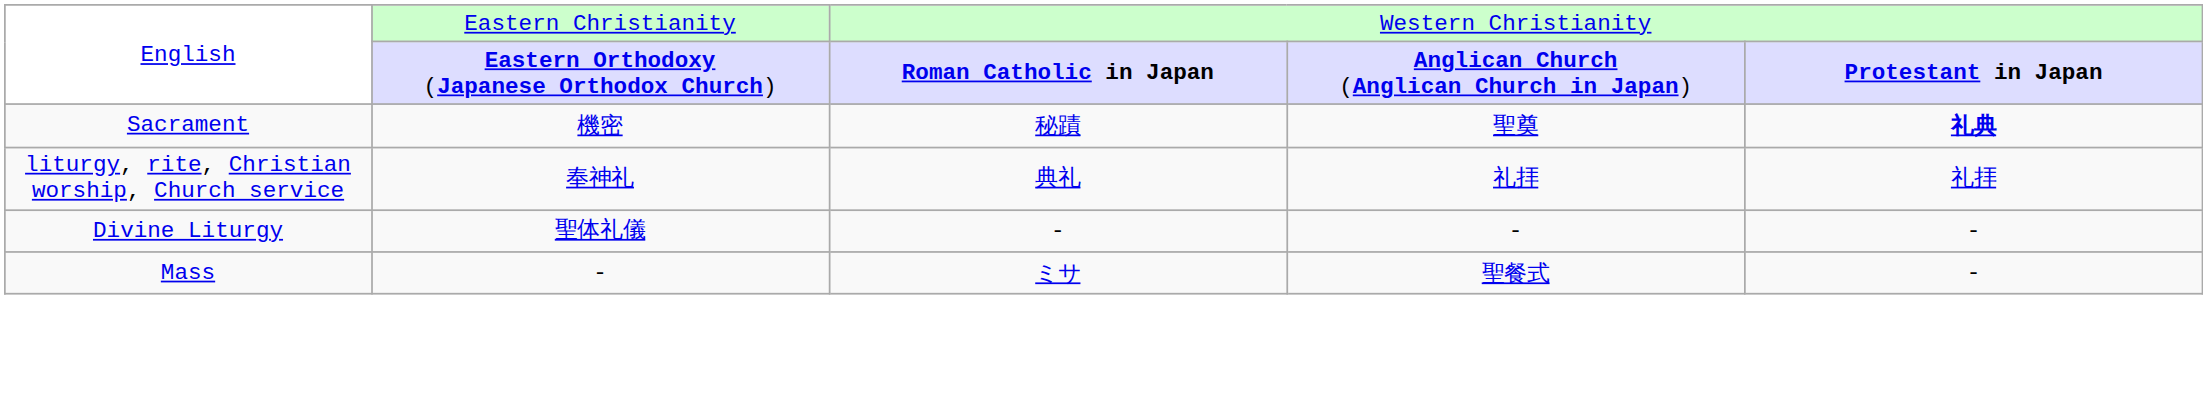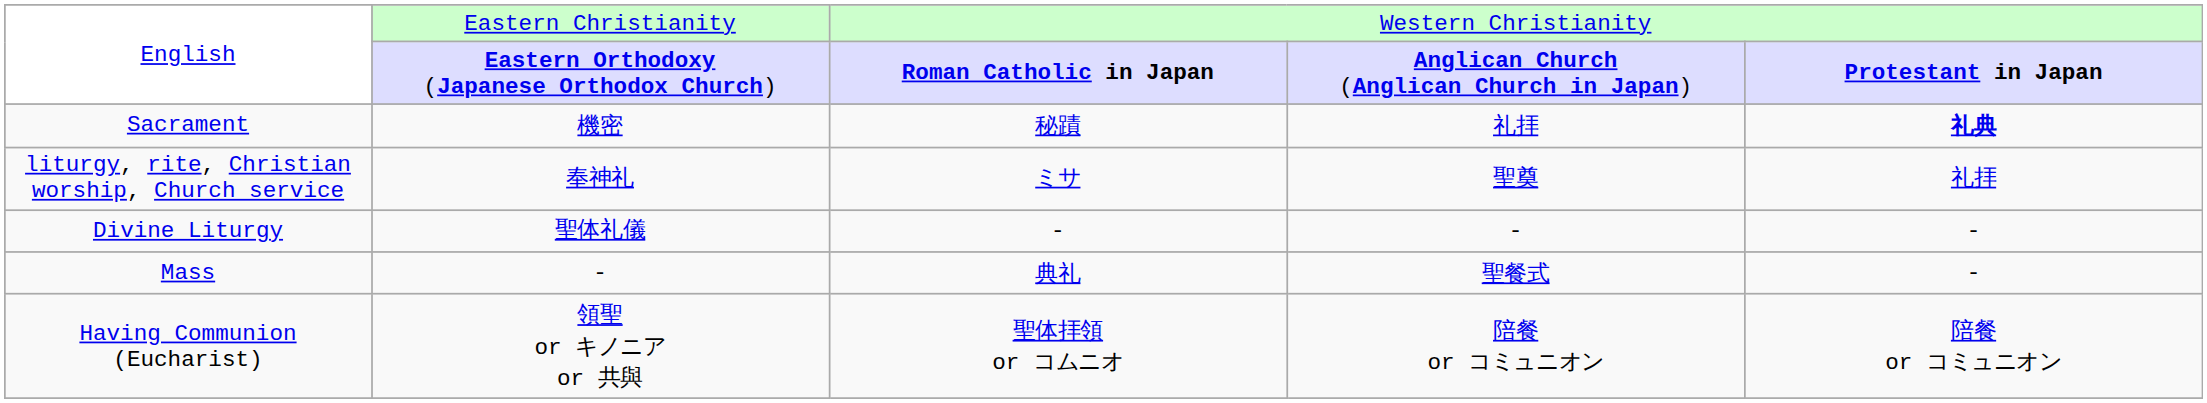(1516, 127) 聖奠 -> (1516, 127) 礼拝
(1058, 179) 典礼 -> (1058, 179) ミサ
(1516, 179) 礼拝 -> (1516, 179) 聖奠
(1058, 274) ミサ -> (1058, 274) 典礼
+ row: (188, 346)
